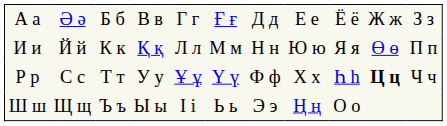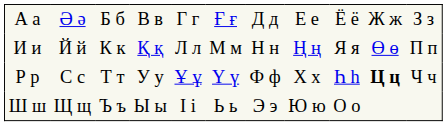(307, 48) Ю ю -> (307, 48) Ң ң
(307, 105) Ң ң -> (307, 105) Ю ю
